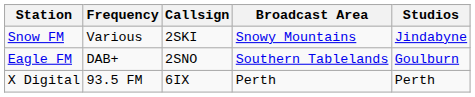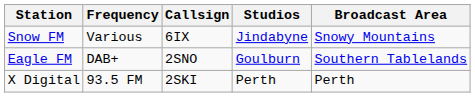columns swapped: (431, 15) <-> (312, 15)
(181, 37) 2SKI -> (177, 37) 6IX
(177, 81) 6IX -> (181, 81) 2SKI
